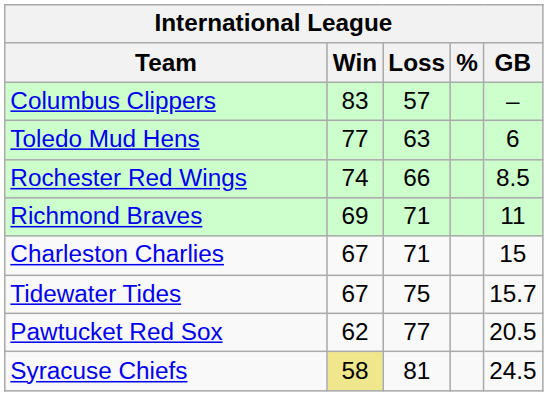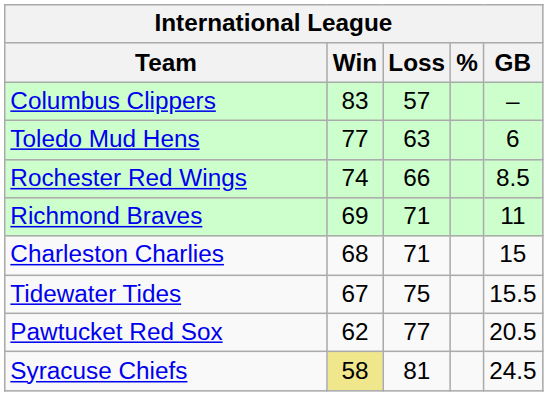(355, 255) 67 -> (355, 255) 68
(513, 293) 15.7 -> (513, 293) 15.5
